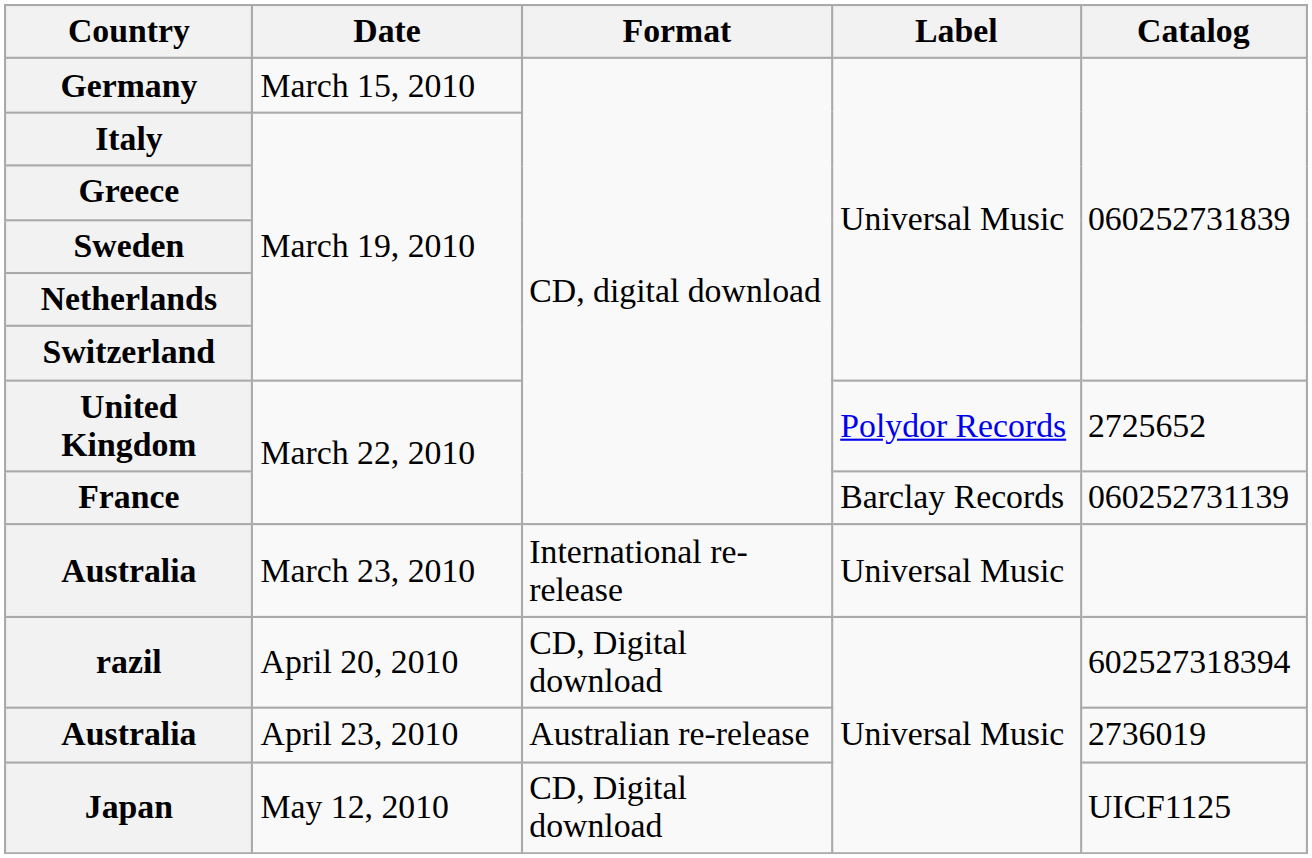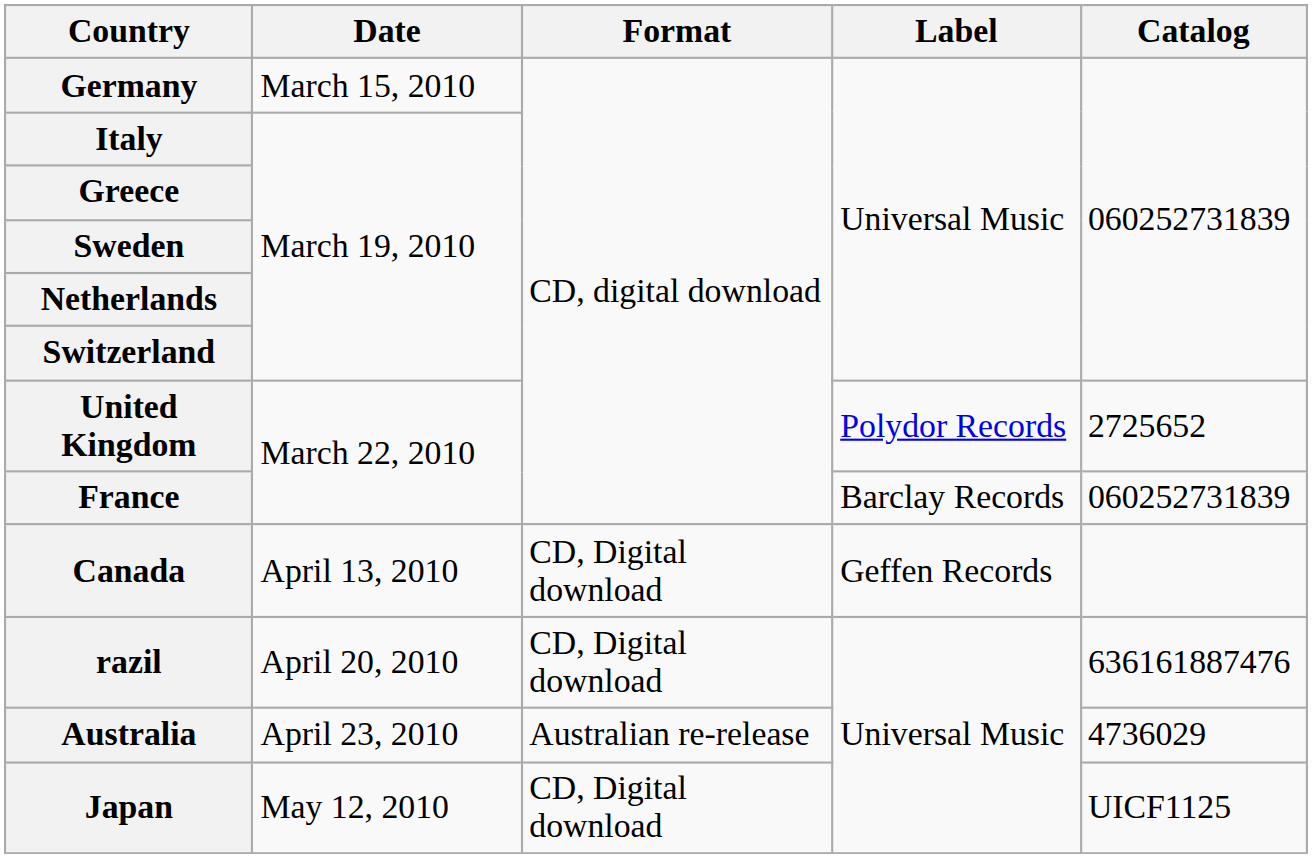(1189, 497) 060252731139 -> (1189, 497) 060252731839
- row: (129, 570)
+ row: (129, 570)
(1189, 661) 602527318394 -> (1189, 661) 636161887476
(1147, 734) 2736019 -> (1147, 734) 4736029
